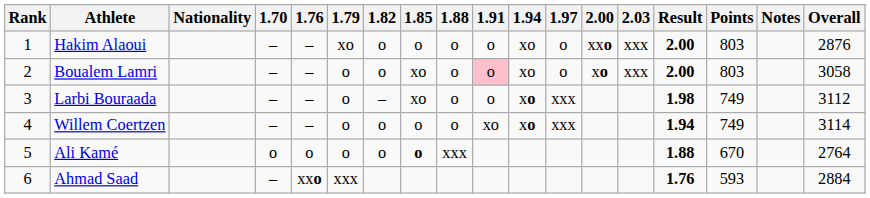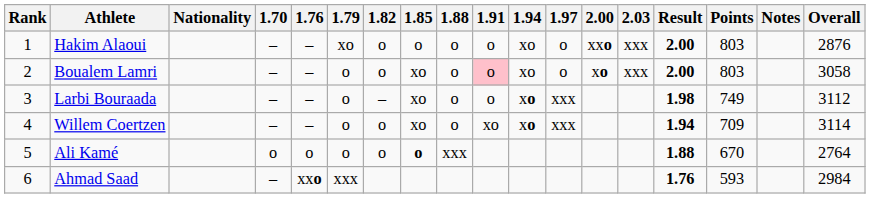(418, 125) o -> (418, 125) xo
(732, 125) 749 -> (732, 125) 709
(834, 179) 2884 -> (834, 179) 2984
